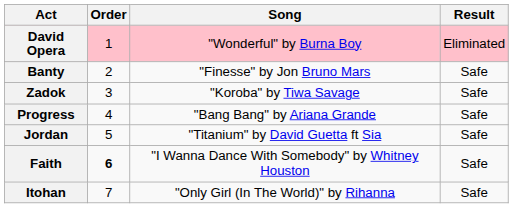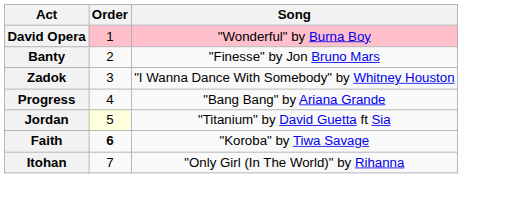- column: (474, 15)
(285, 93) "Koroba" by Tiwa Savage -> (294, 78) "I Wanna Dance With Somebody" by Whitney Houston
(109, 135) no background -> (110, 120) lightyellow background
(285, 163) "I Wanna Dance With Somebody" by Whitney Houston -> (294, 141) "Koroba" by Tiwa Savage
